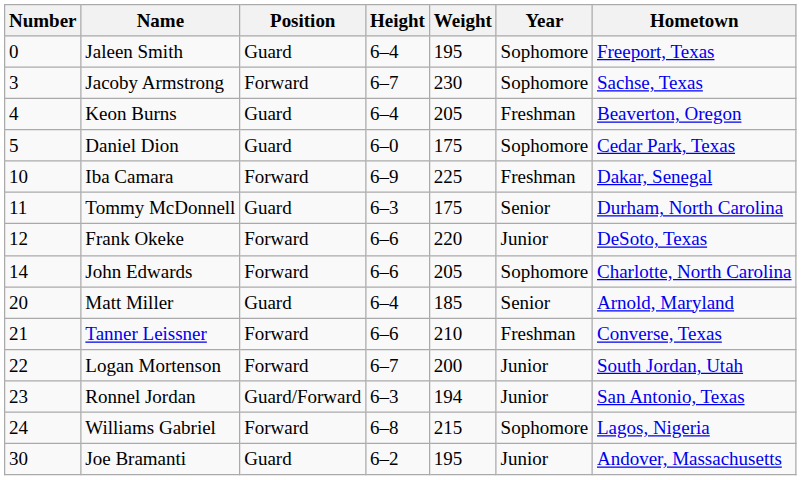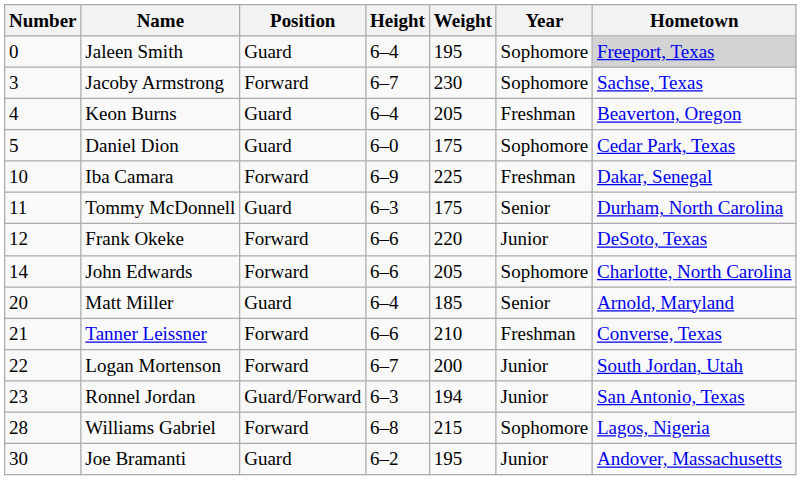(656, 51) no background -> (656, 51) lightgrey background
(19, 427) 24 -> (19, 427) 28
